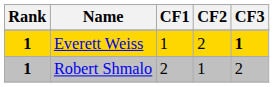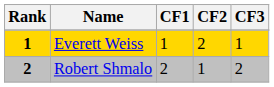(239, 43) bold -> (239, 43) normal
(27, 69) 1 -> (27, 69) 2
